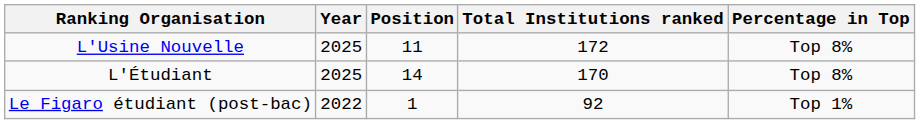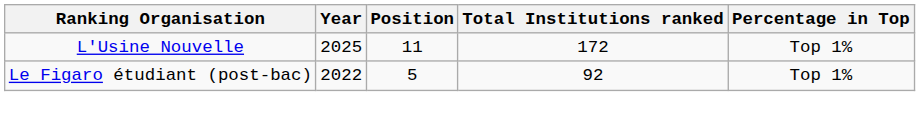(821, 47) Top 8% -> (821, 47) Top 1%
- row: (160, 76)
(412, 104) 1 -> (412, 76) 5
